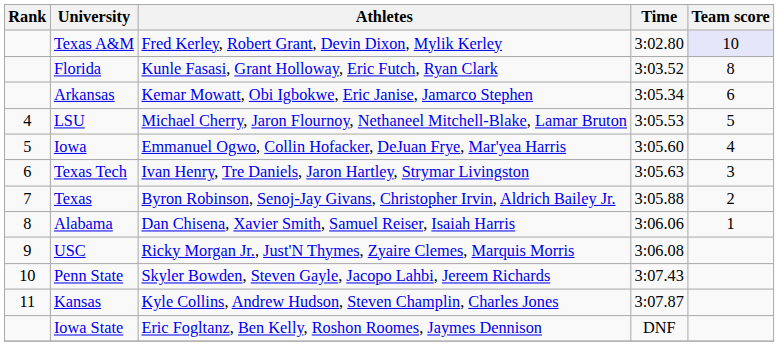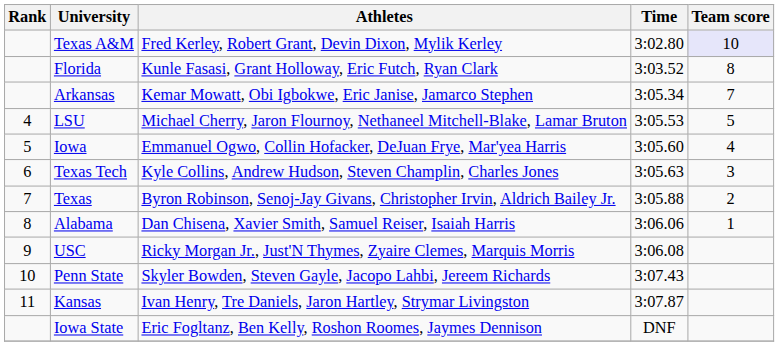(731, 95) 6 -> (731, 95) 7
(335, 172) Ivan Henry, Tre Daniels, Jaron Hartley, Strymar Livingston -> (350, 172) Kyle Collins, Andrew Hudson, Steven Champlin, Charles Jones
(350, 302) Kyle Collins, Andrew Hudson, Steven Champlin, Charles Jones -> (335, 302) Ivan Henry, Tre Daniels, Jaron Hartley, Strymar Livingston
